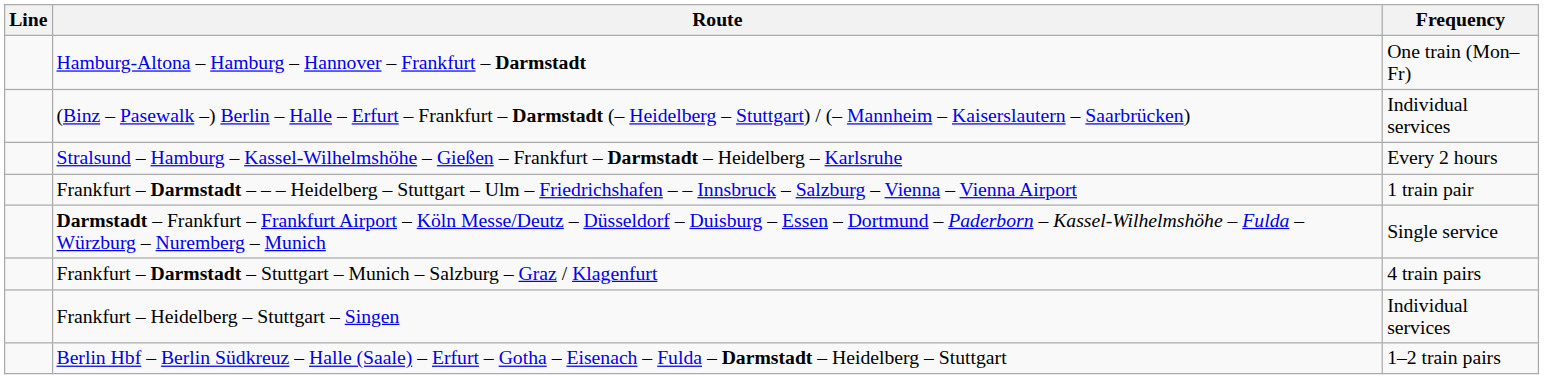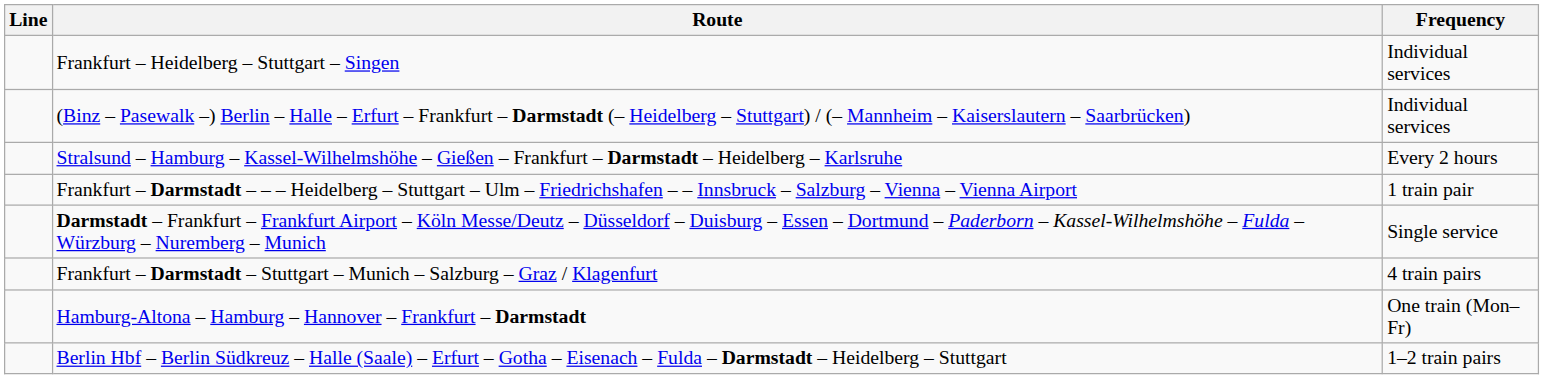rows swapped: (321, 62) <-> (228, 316)
